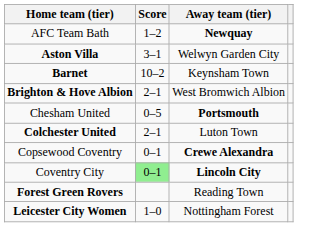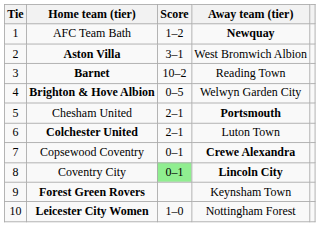+ column: (15, 13)
(229, 53) Welwyn Garden City -> (251, 53) West Bromwich Albion
(229, 73) Keynsham Town -> (251, 73) Reading Town
(152, 92) 2–1 -> (174, 92) 0–5
(229, 92) West Bromwich Albion -> (251, 92) Welwyn Garden City
(152, 112) 0–5 -> (174, 112) 2–1
(229, 191) Reading Town -> (251, 191) Keynsham Town
